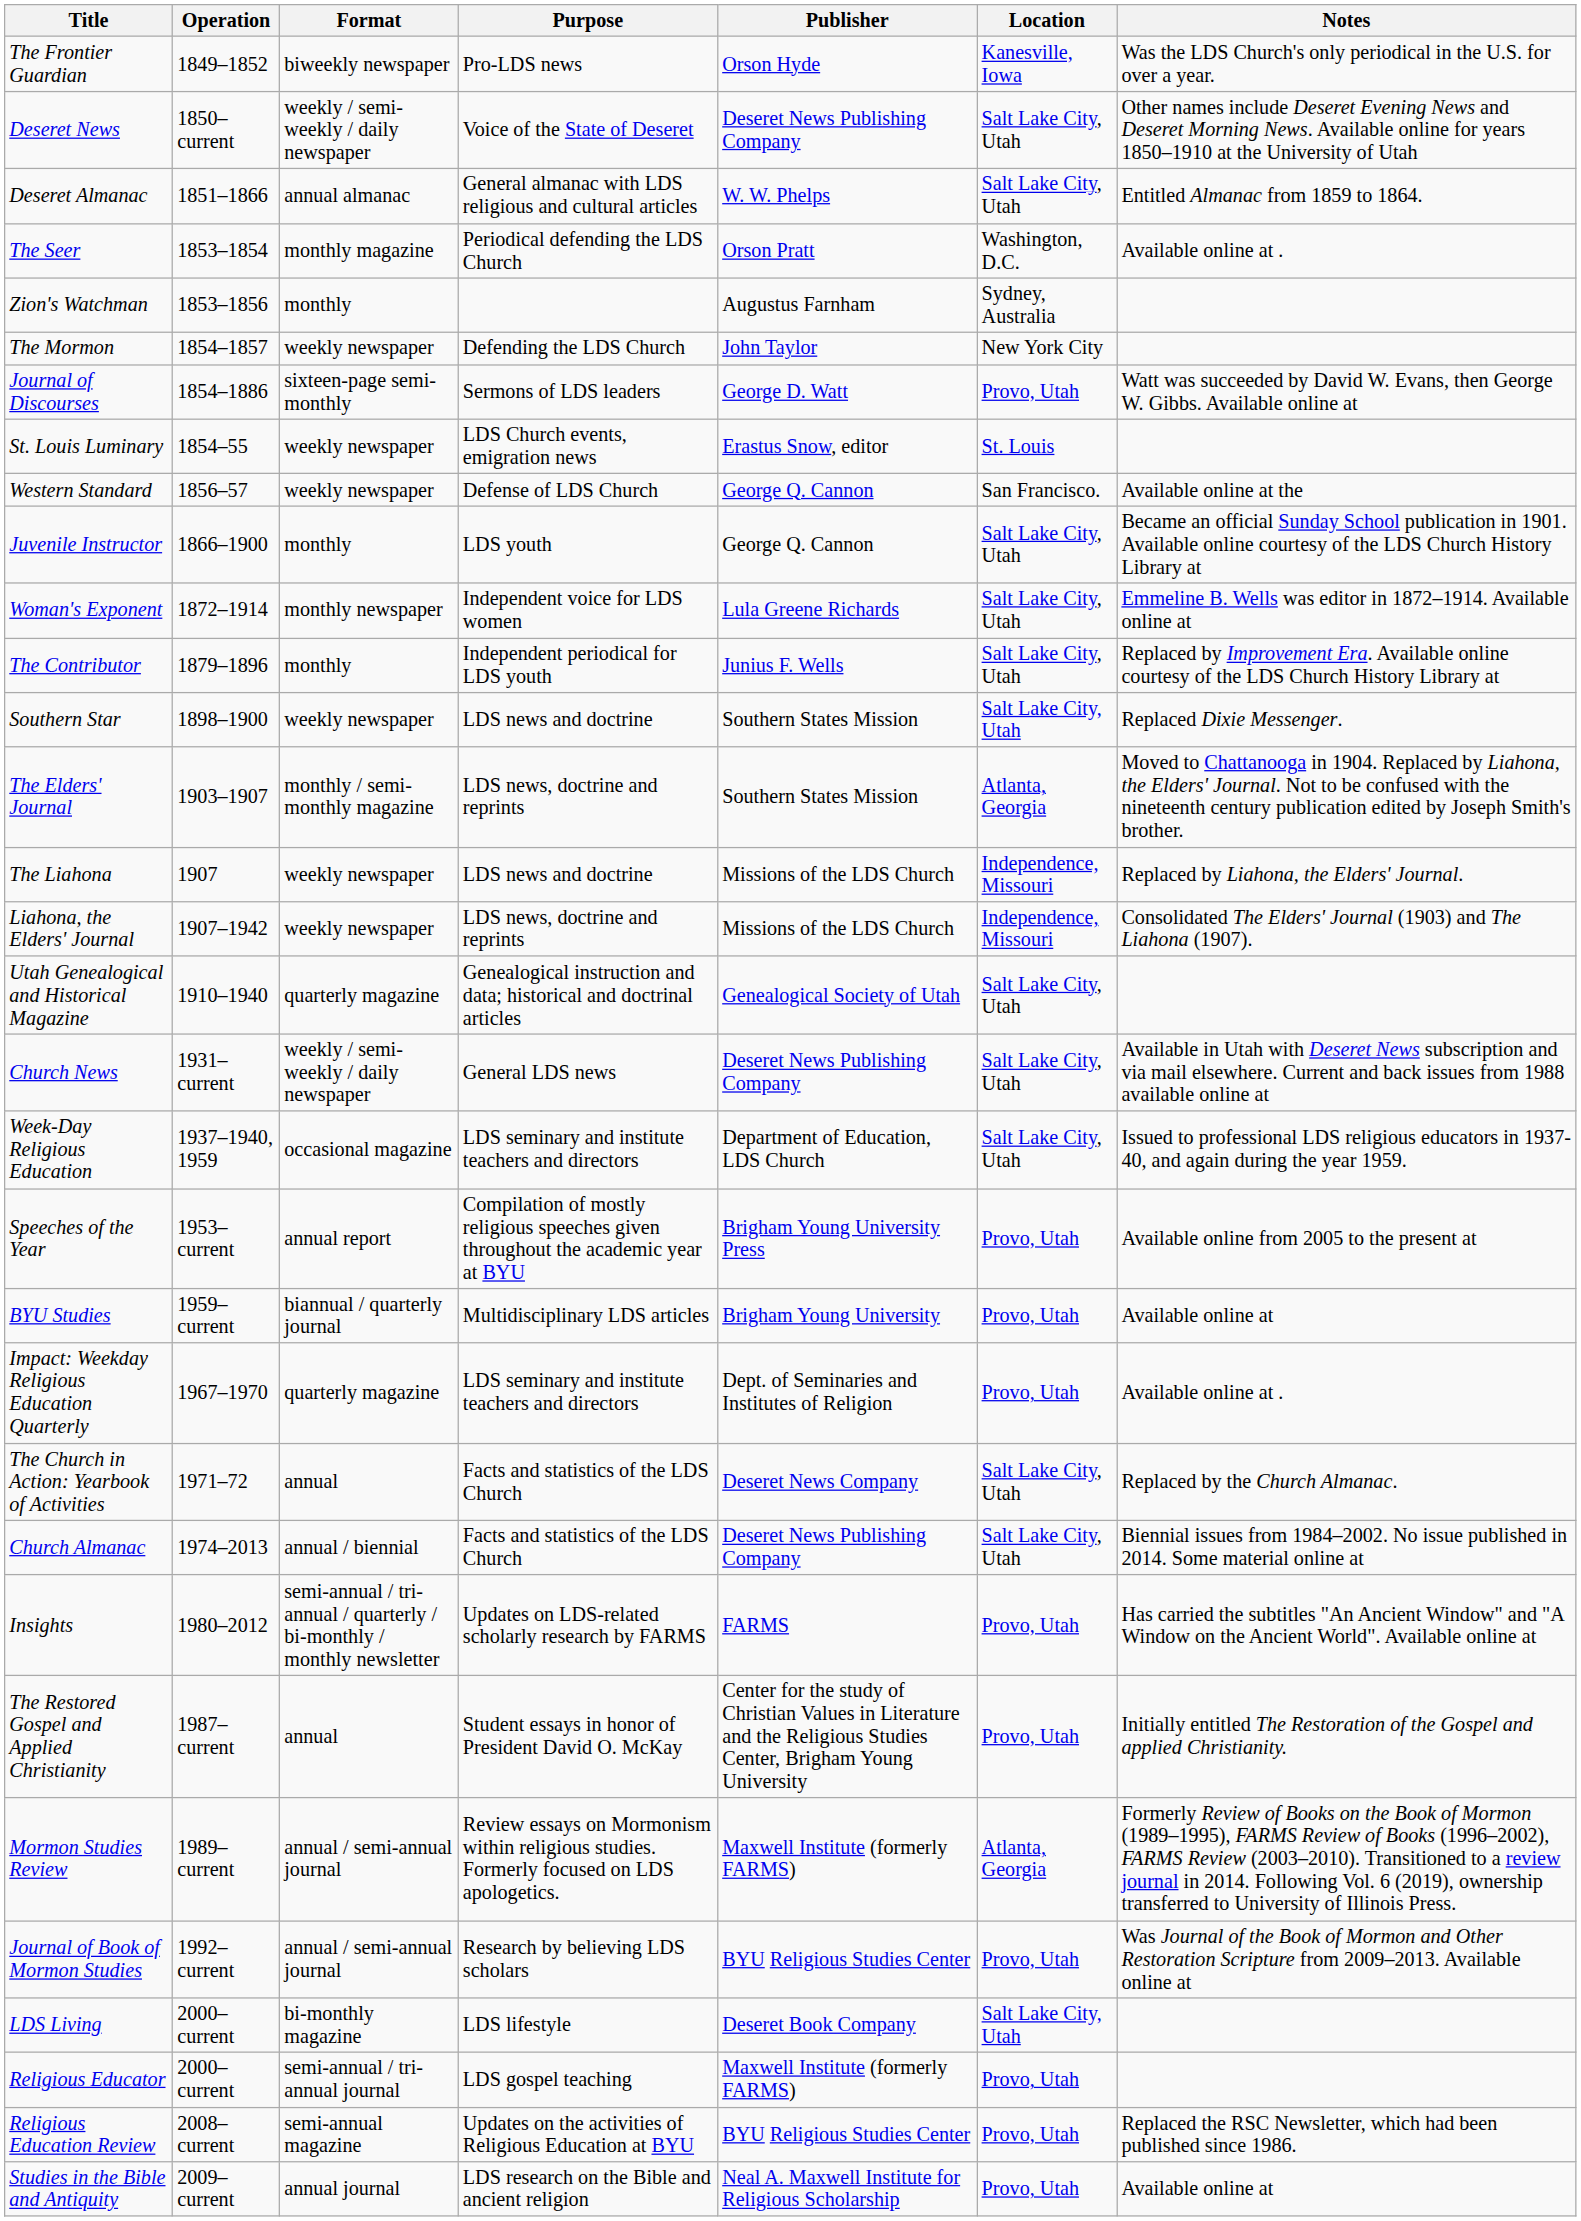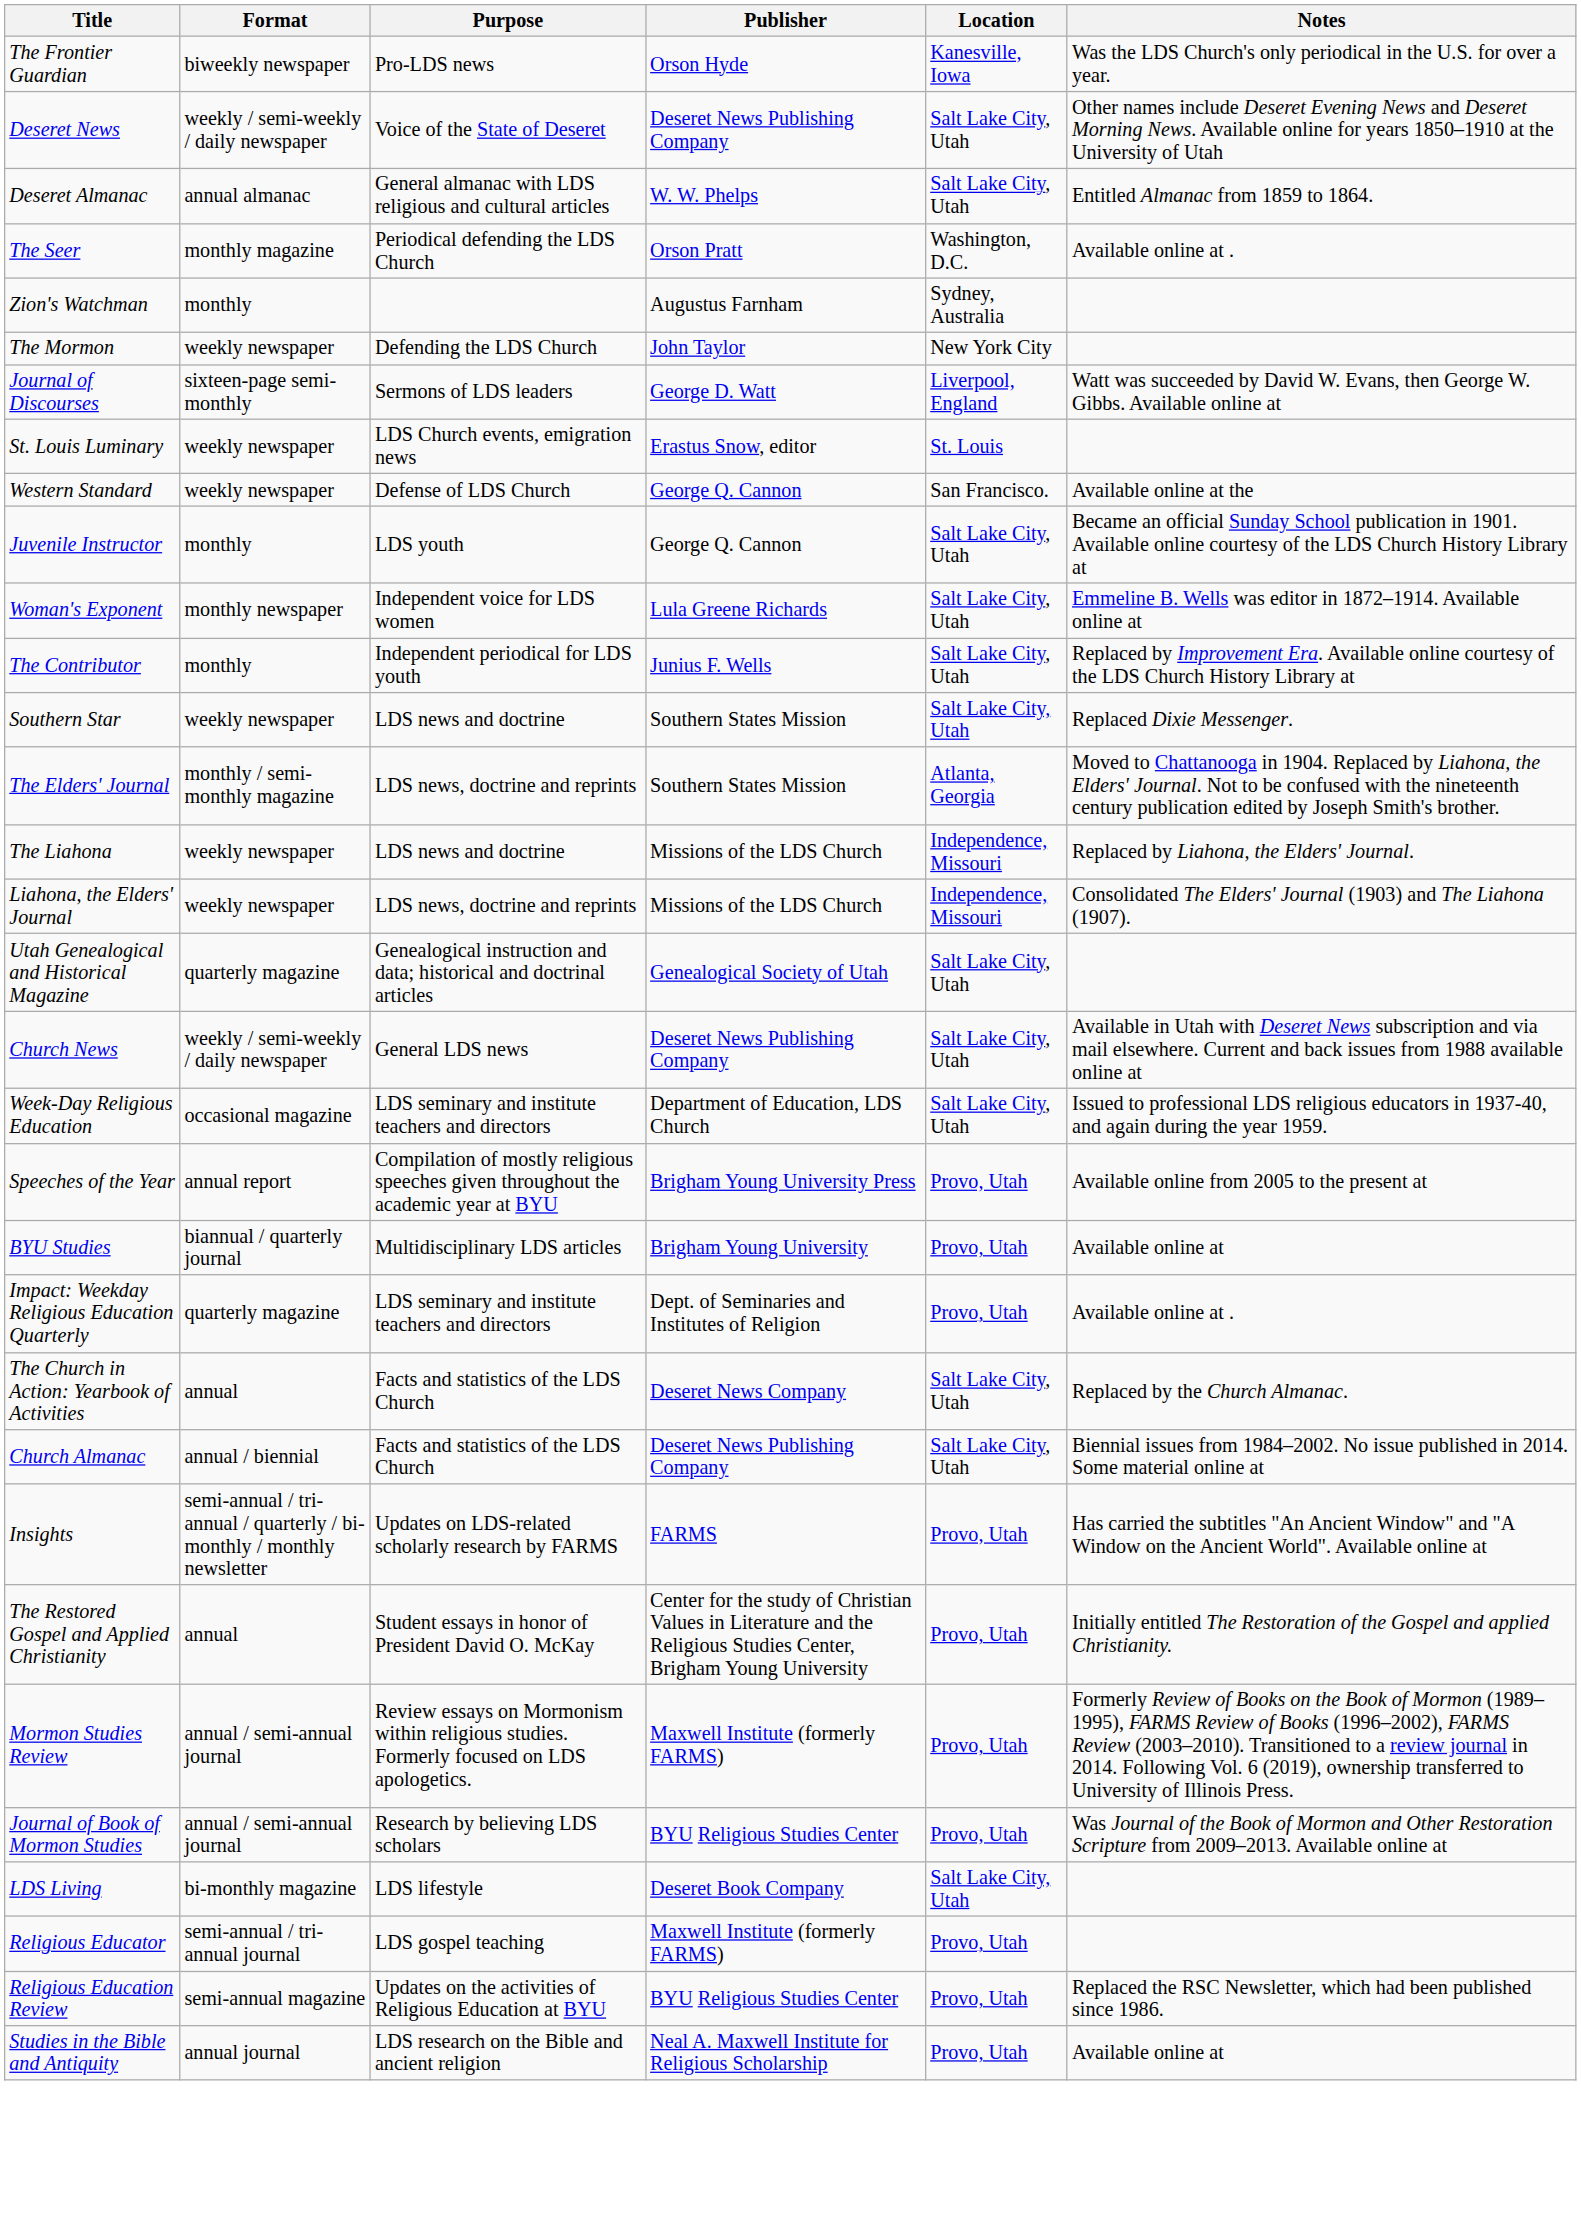- column: (226, 20)
(1030, 391) Provo, Utah -> (972, 391) Liverpool, England
(1014, 1858) Atlanta, Georgia -> (979, 1745) Provo, Utah
